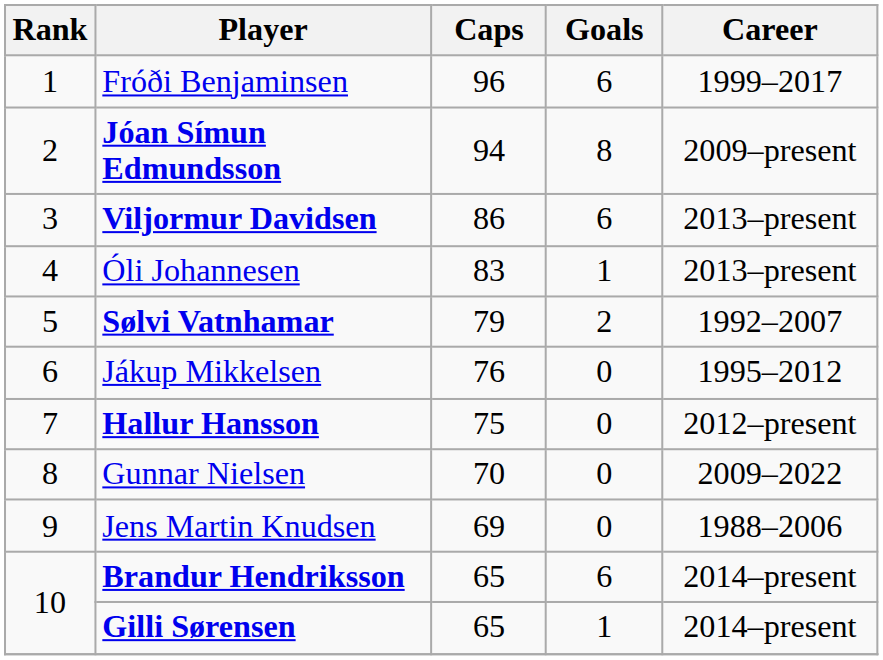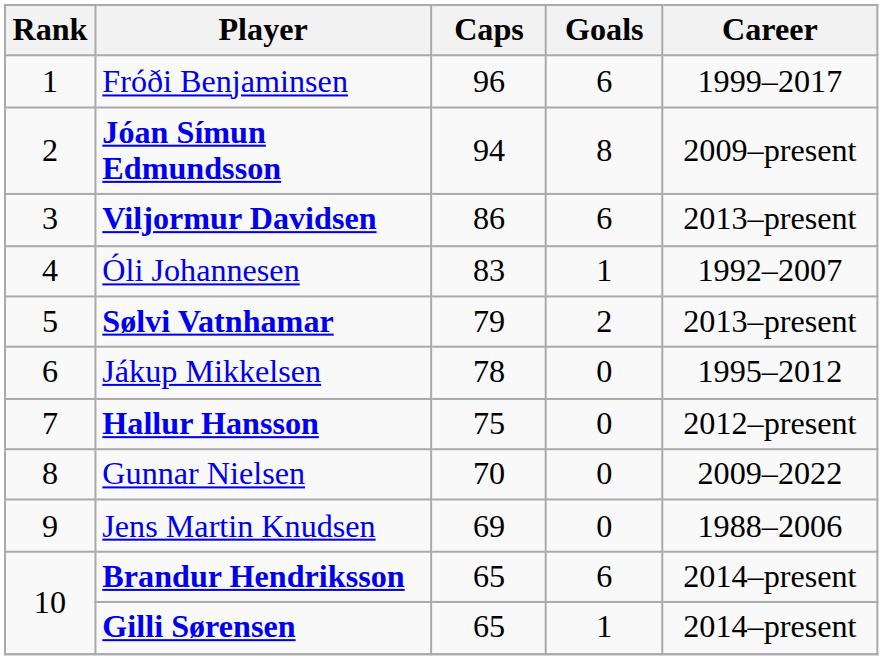(770, 270) 2013–present -> (770, 270) 1992–2007
(770, 321) 1992–2007 -> (770, 321) 2013–present
(489, 372) 76 -> (489, 372) 78
